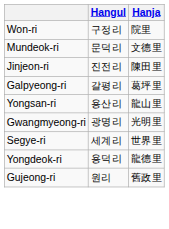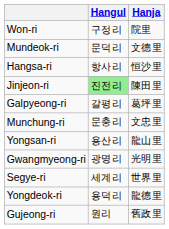+ row: (29, 67)
(106, 66) no background -> (106, 85) lightgreen background
+ row: (36, 122)
